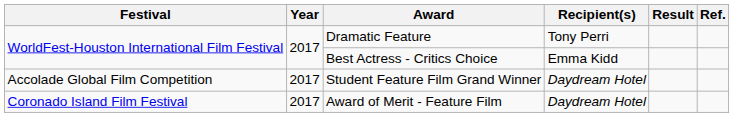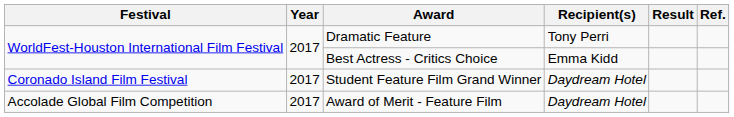(110, 79) Accolade Global Film Competition -> (98, 79) Coronado Island Film Festival
(98, 101) Coronado Island Film Festival -> (110, 101) Accolade Global Film Competition
